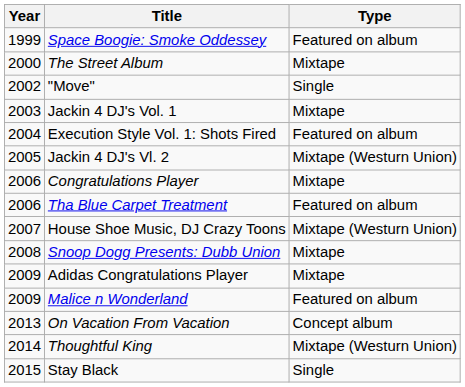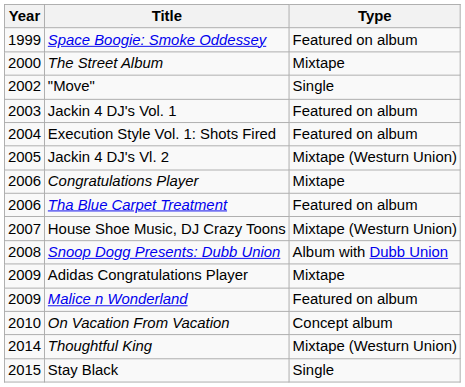(319, 110) Mixtape -> (355, 110) Featured on album
(319, 252) Mixtape -> (370, 252) Album with Dubb Union
(24, 323) 2013 -> (24, 323) 2010
